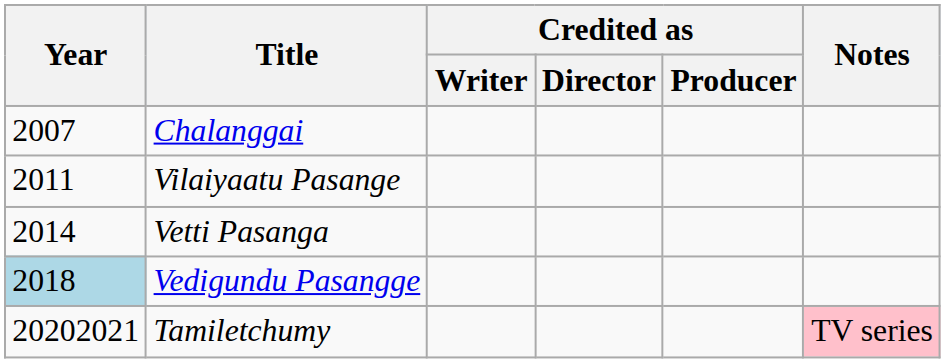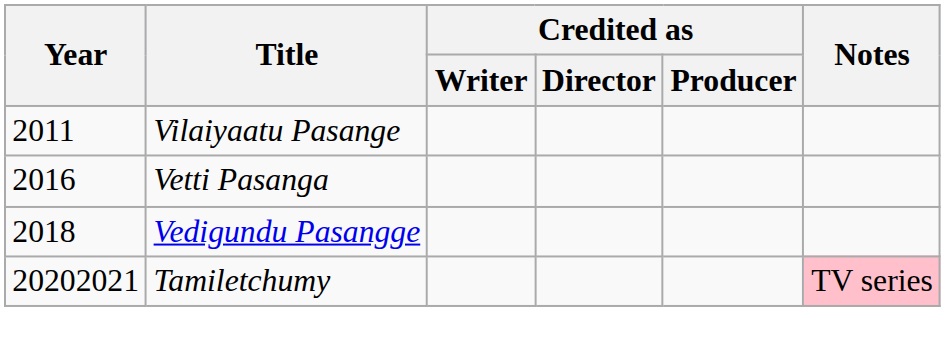- row: (228, 130)
(44, 230) 2014 -> (44, 180) 2016
(44, 280) lightblue background -> (44, 230) no background
